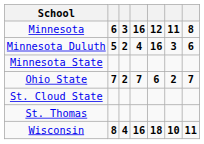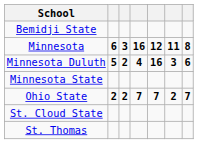+ row: (56, 30)
(114, 80) 7 -> (114, 96) 2
(156, 80) 6 -> (156, 96) 7
- row: (56, 130)
